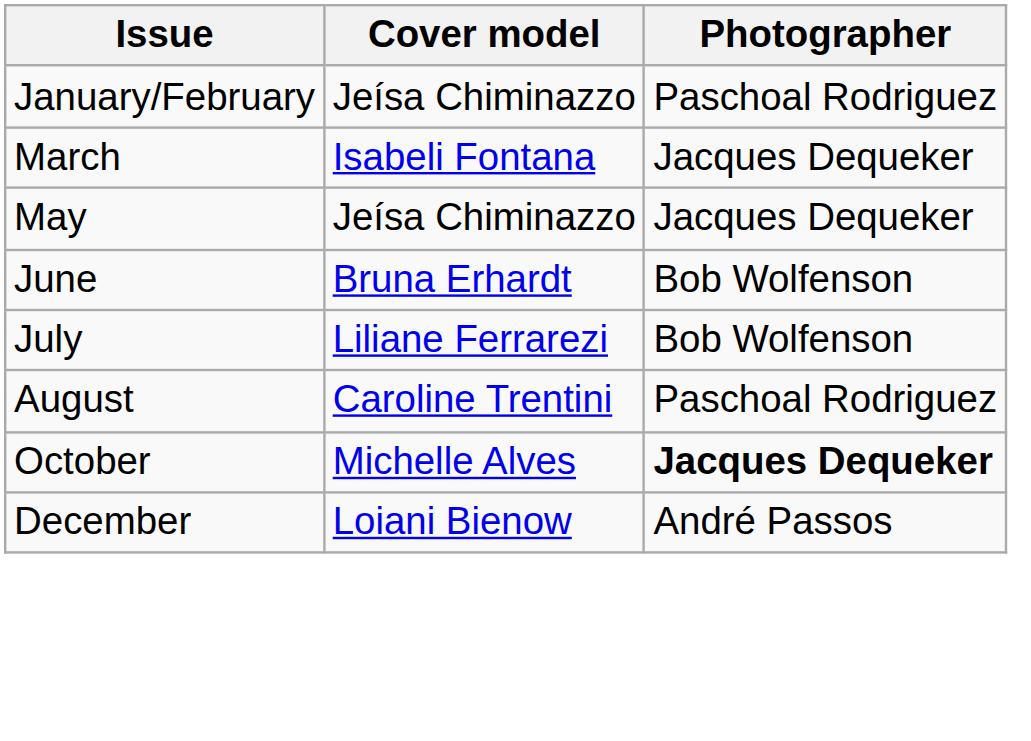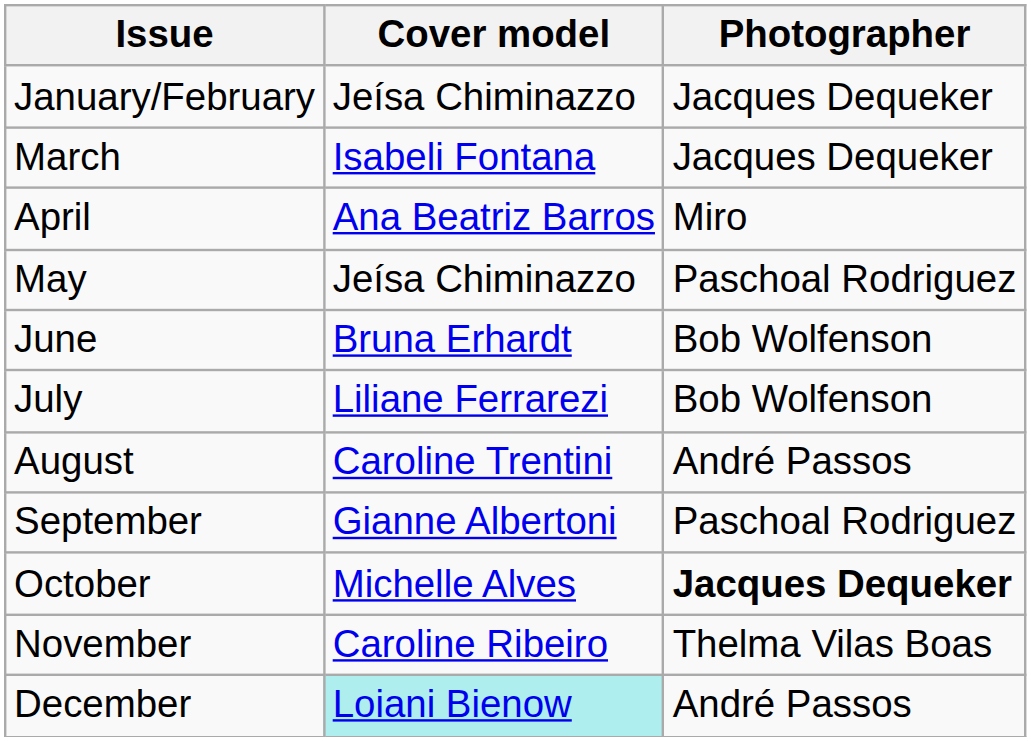(825, 95) Paschoal Rodriguez -> (833, 95) Jacques Dequeker
+ row: (52, 217)
(814, 217) Jacques Dequeker -> (845, 278) Paschoal Rodriguez
(825, 400) Paschoal Rodriguez -> (792, 461) André Passos
+ row: (108, 522)
+ row: (103, 643)
(452, 522) no background -> (452, 704) paleturquoise background
